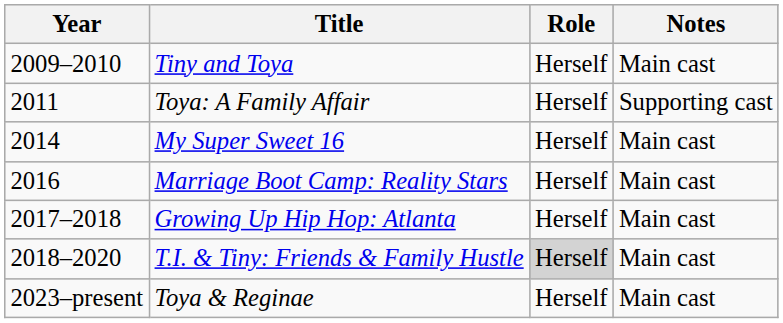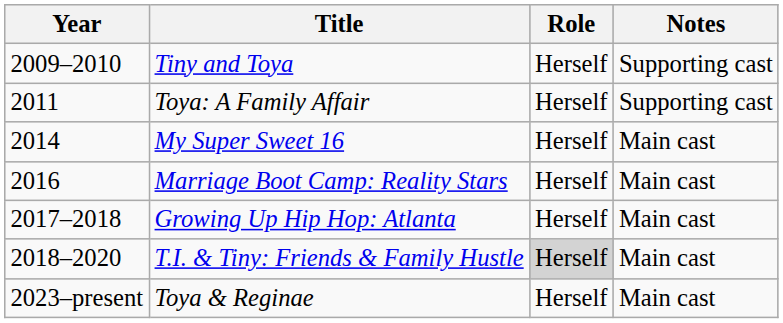(667, 63) Main cast -> (696, 63) Supporting cast
